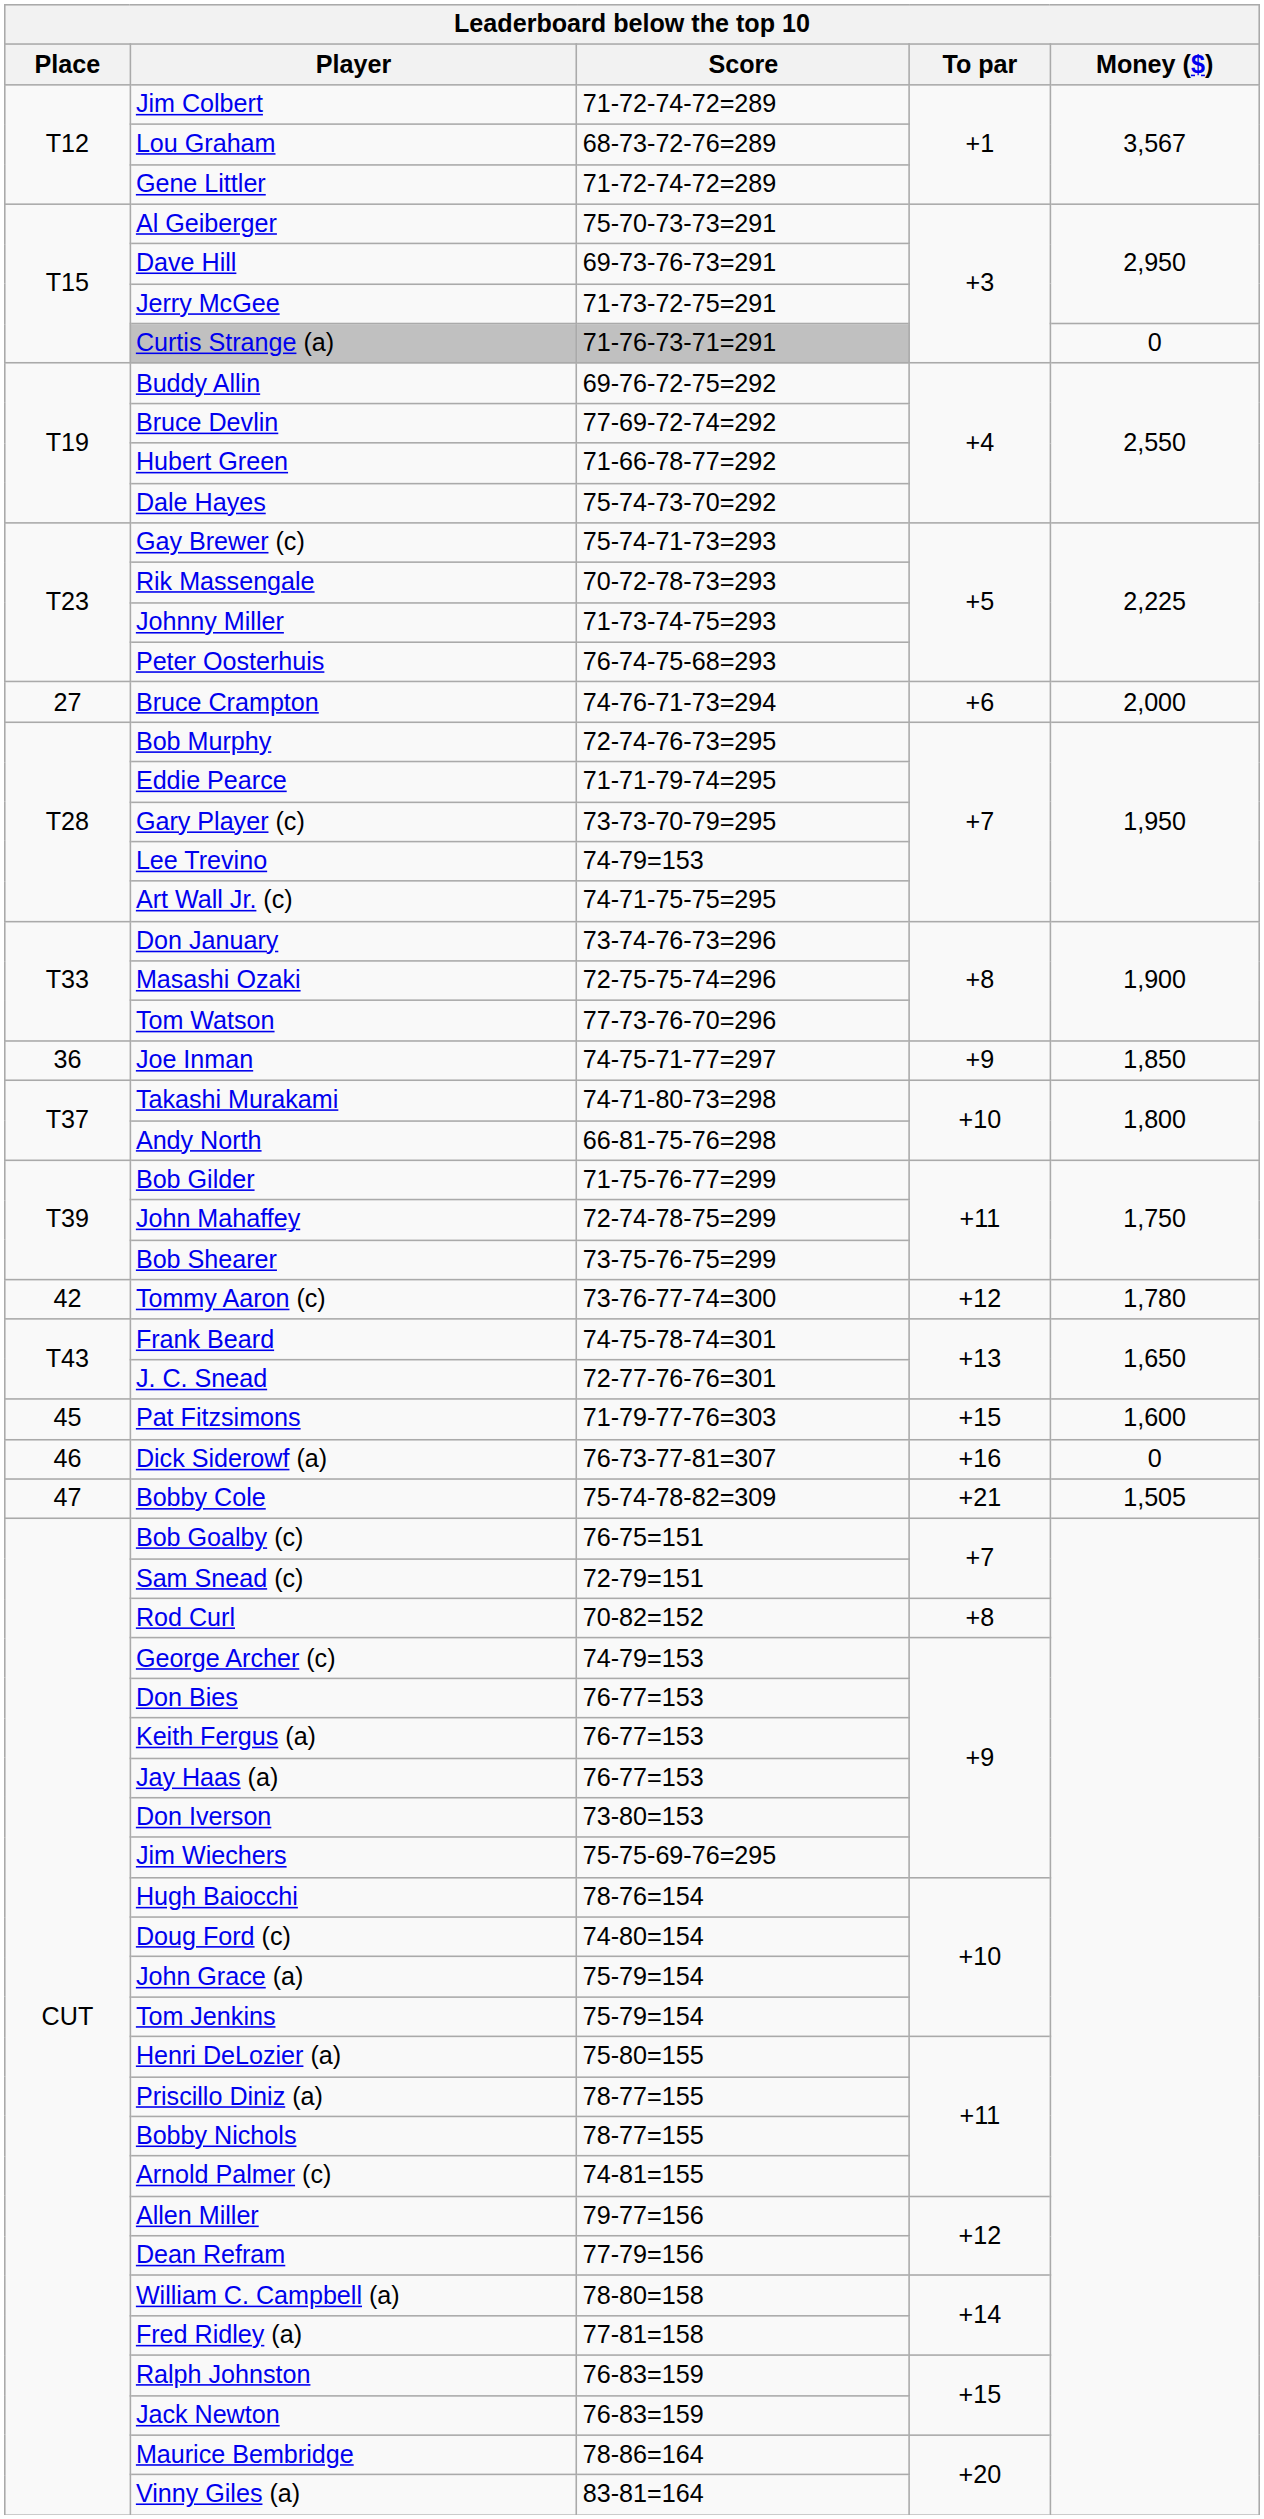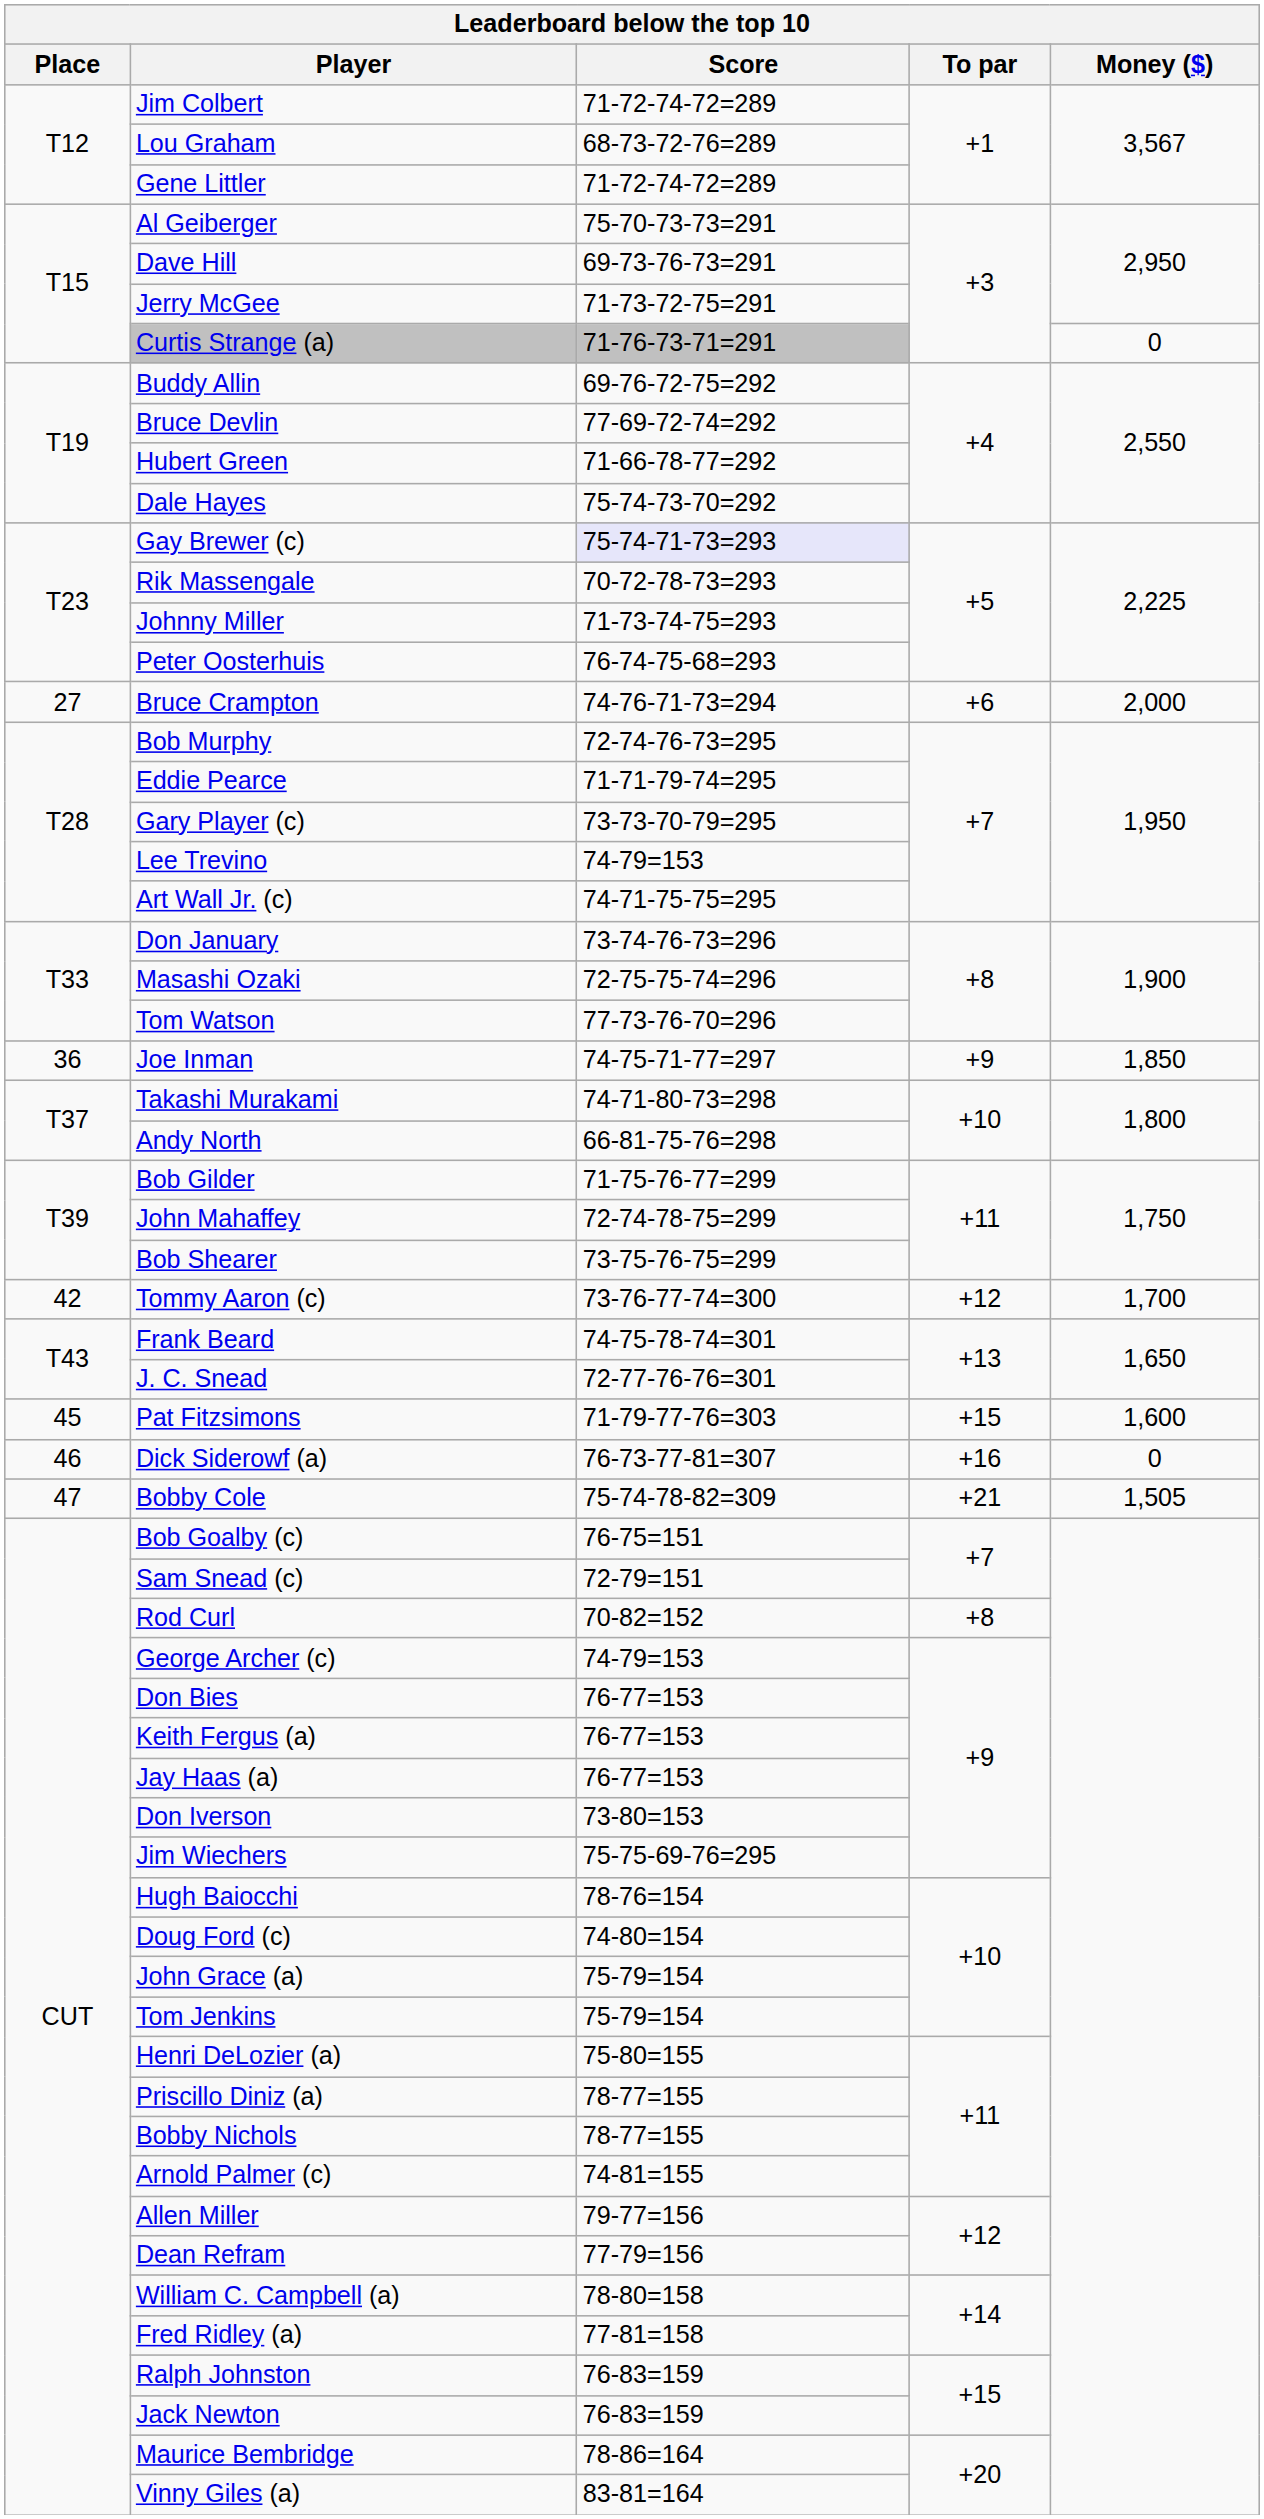(680, 542) no background -> (680, 542) lavender background
(1155, 1299) 1,780 -> (1155, 1299) 1,700
